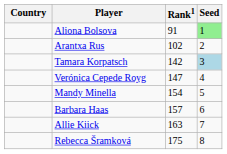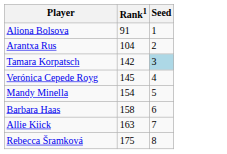- column: (28, 13)
(202, 30) lightgreen background -> (154, 30) no background
(175, 46) 102 -> (127, 46) 104
(175, 77) 147 -> (127, 77) 145
(175, 109) 157 -> (127, 109) 158
